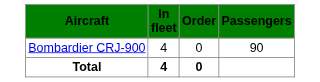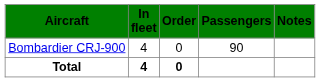+ column: (294, 21)
